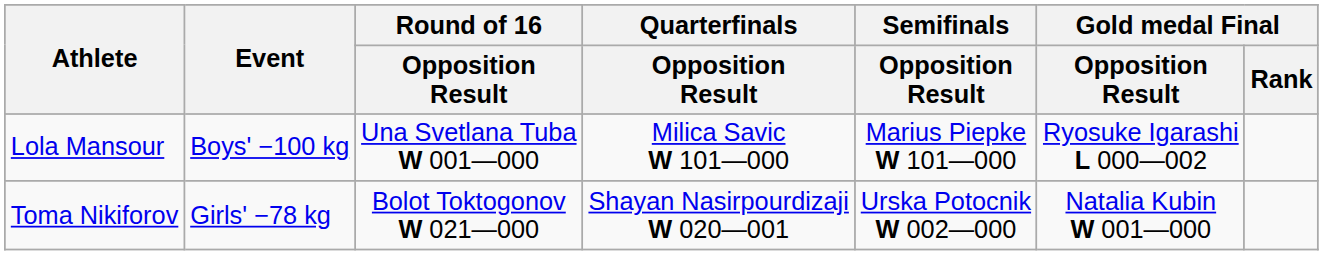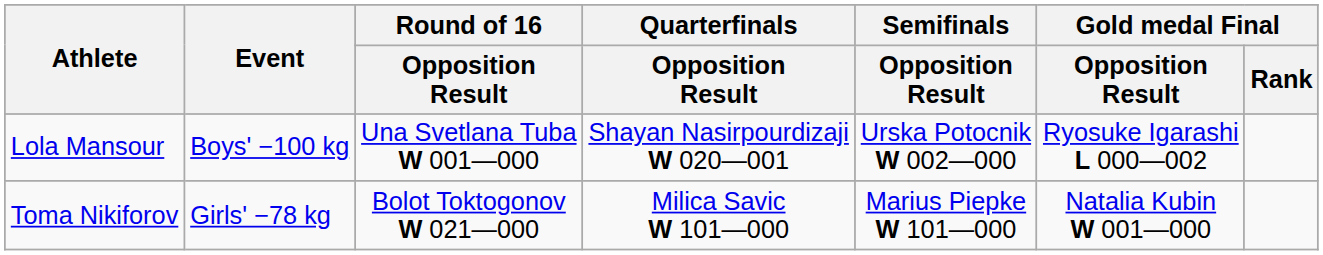(719, 148) Milica Savic W 101—000 -> (719, 148) Shayan Nasirpourdizaji W 020—001
(946, 148) Marius Piepke W 101—000 -> (946, 148) Urska Potocnik W 002—000
(719, 216) Shayan Nasirpourdizaji W 020—001 -> (719, 216) Milica Savic W 101—000
(946, 216) Urska Potocnik W 002—000 -> (946, 216) Marius Piepke W 101—000
